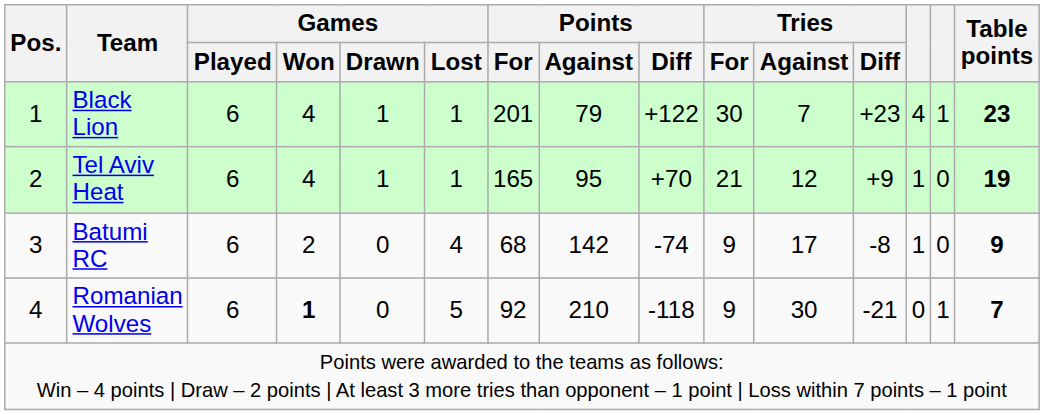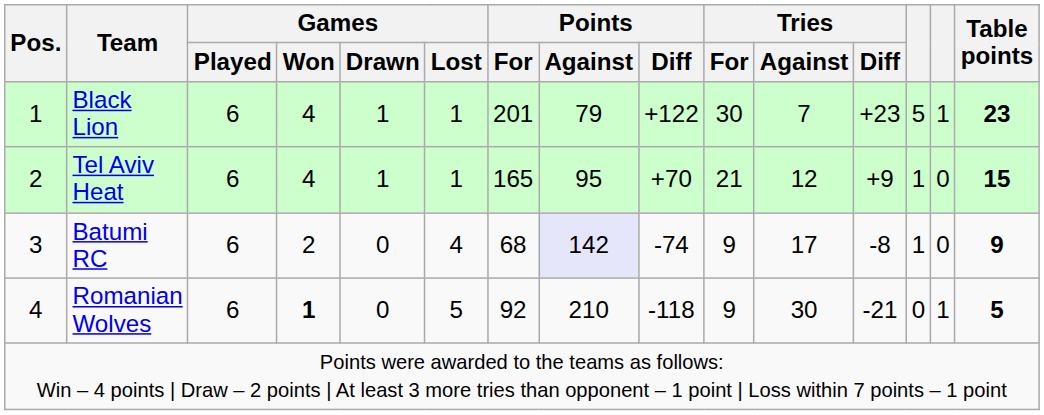(918, 113) 4 -> (918, 113) 5
(997, 179) 19 -> (997, 179) 15
(589, 244) no background -> (589, 244) lavender background
(997, 310) 7 -> (997, 310) 5
